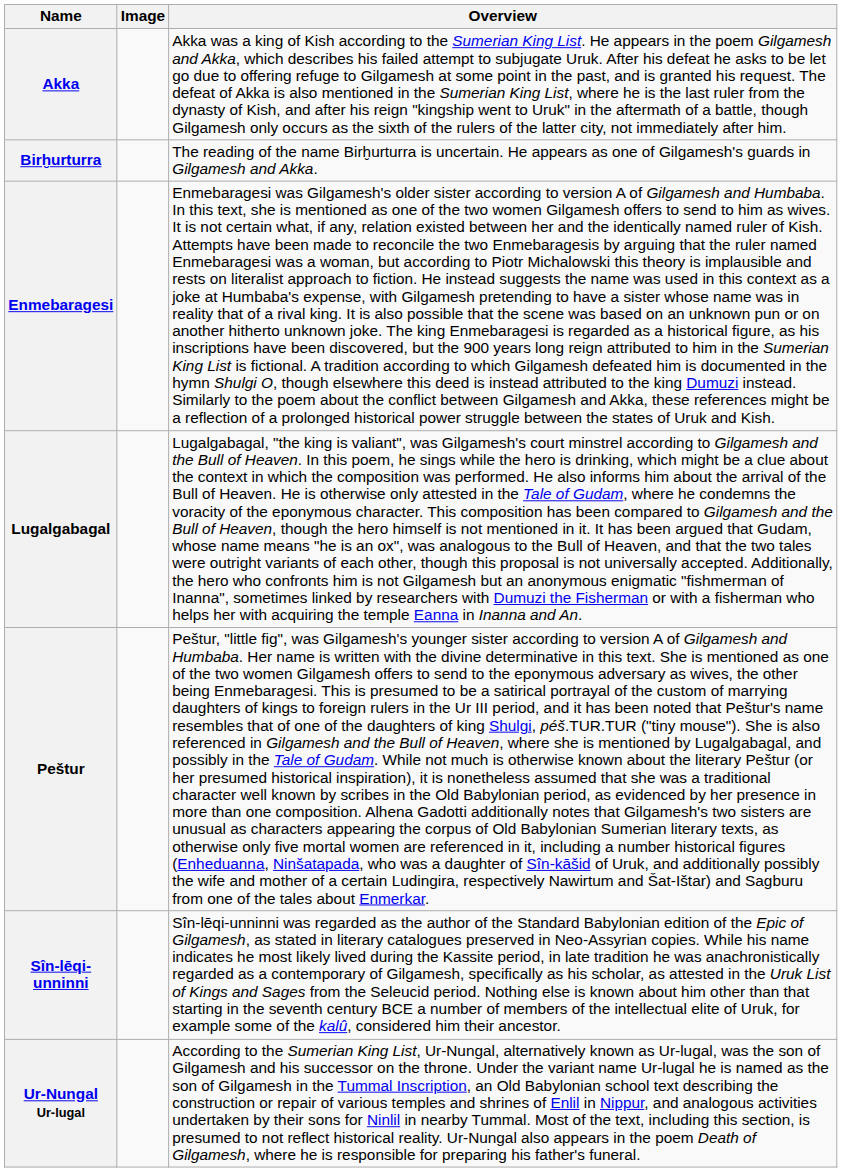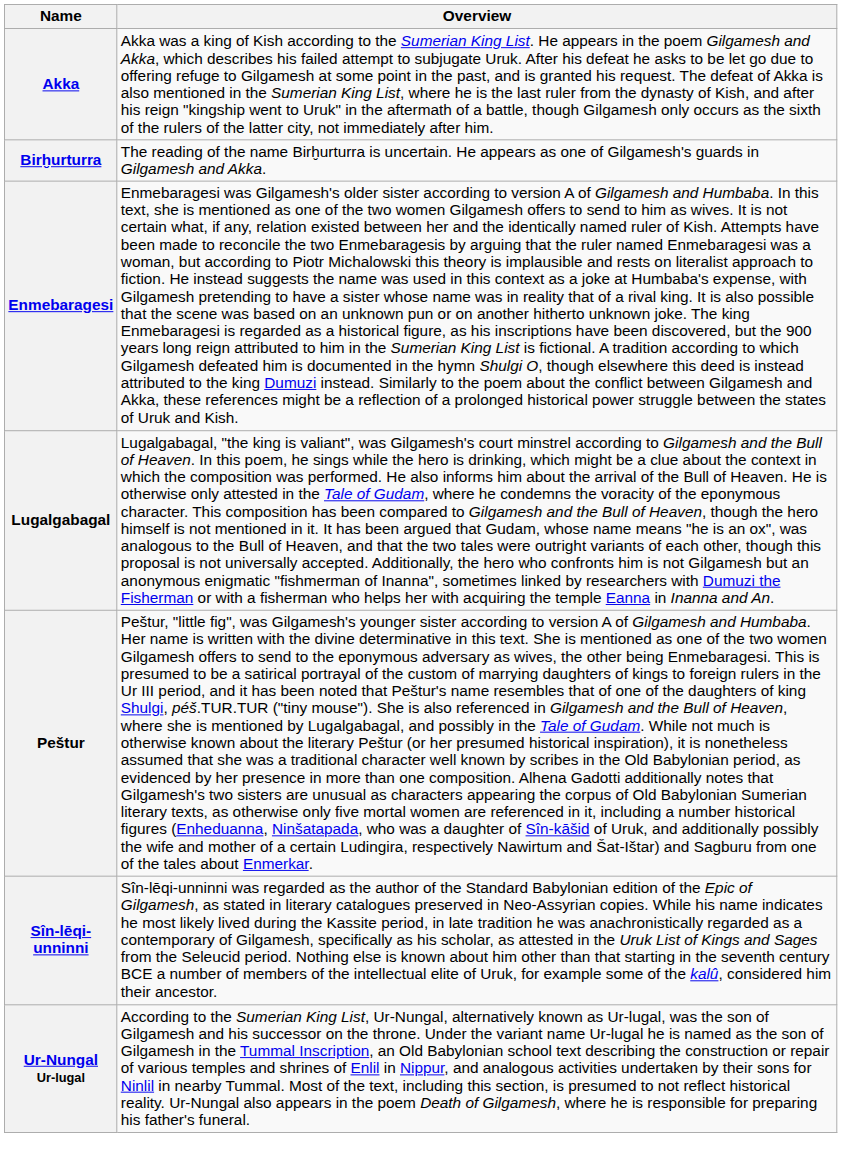- column: (143, 16)
